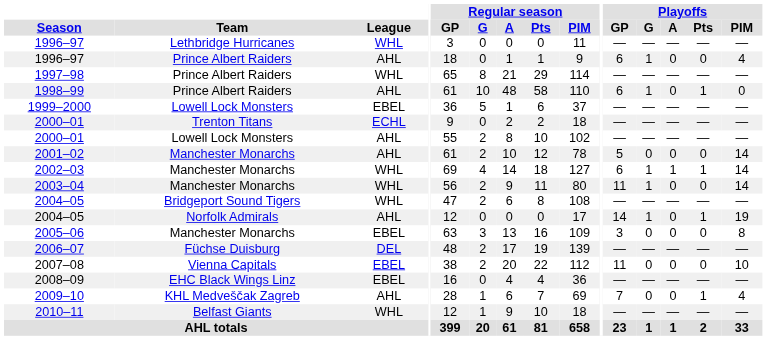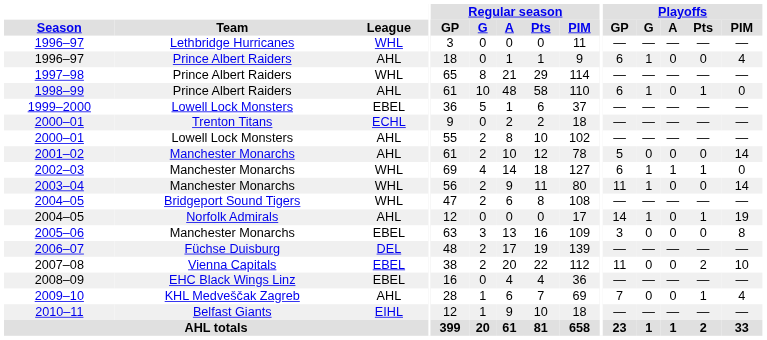(742, 170) 14 -> (742, 170) 0
(703, 264) 0 -> (703, 264) 2
(389, 312) WHL -> (389, 312) EIHL
